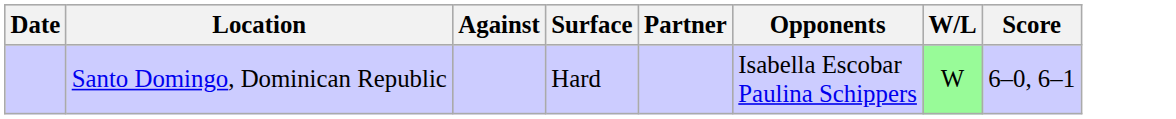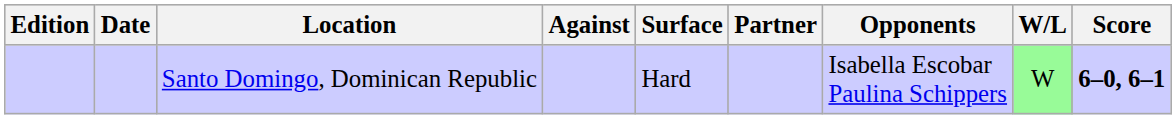+ column: (50, 24)
(1032, 78) normal -> (1122, 78) bold
